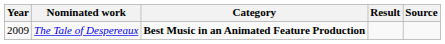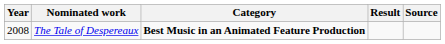(18, 30) 2009 -> (18, 30) 2008
